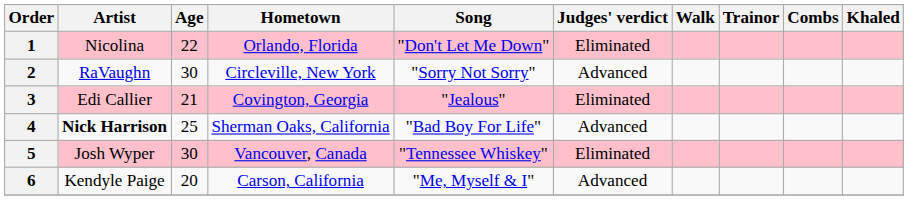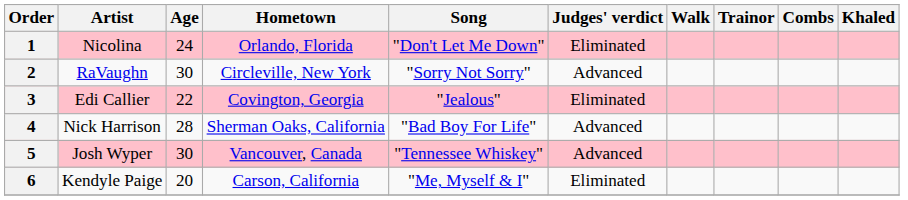(189, 45) 22 -> (184, 45) 24
(189, 99) 21 -> (184, 99) 22
(115, 126) bold -> (112, 126) normal
(189, 126) 25 -> (184, 126) 28
(613, 153) Eliminated -> (608, 153) Advanced
(613, 180) Advanced -> (608, 180) Eliminated
